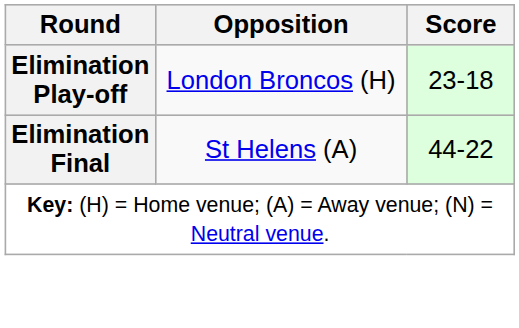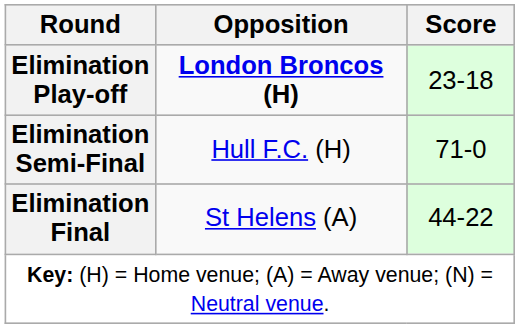(281, 79) normal -> (281, 79) bold
+ row: (80, 149)
